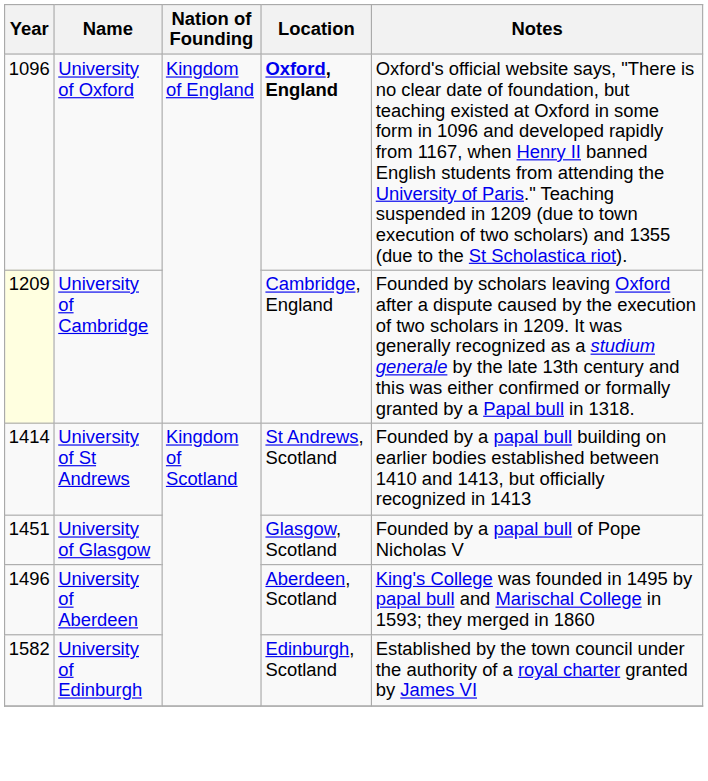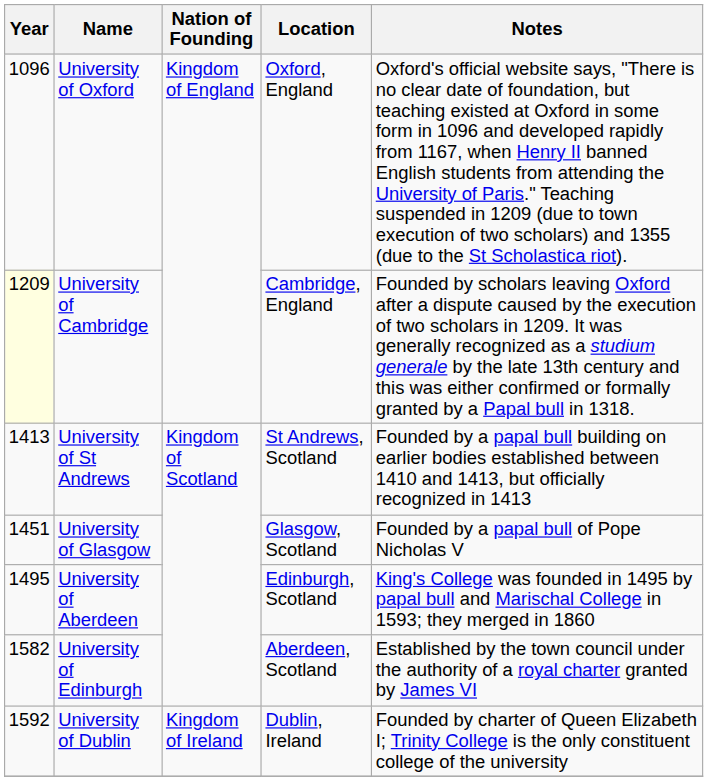(302, 79) bold -> (299, 79) normal
(29, 437) 1414 -> (29, 437) 1413
(29, 578) 1496 -> (29, 578) 1495
(308, 589) Aberdeen, Scotland -> (310, 589) Edinburgh, Scotland
(310, 659) Edinburgh, Scotland -> (308, 659) Aberdeen, Scotland
+ row: (99, 730)
